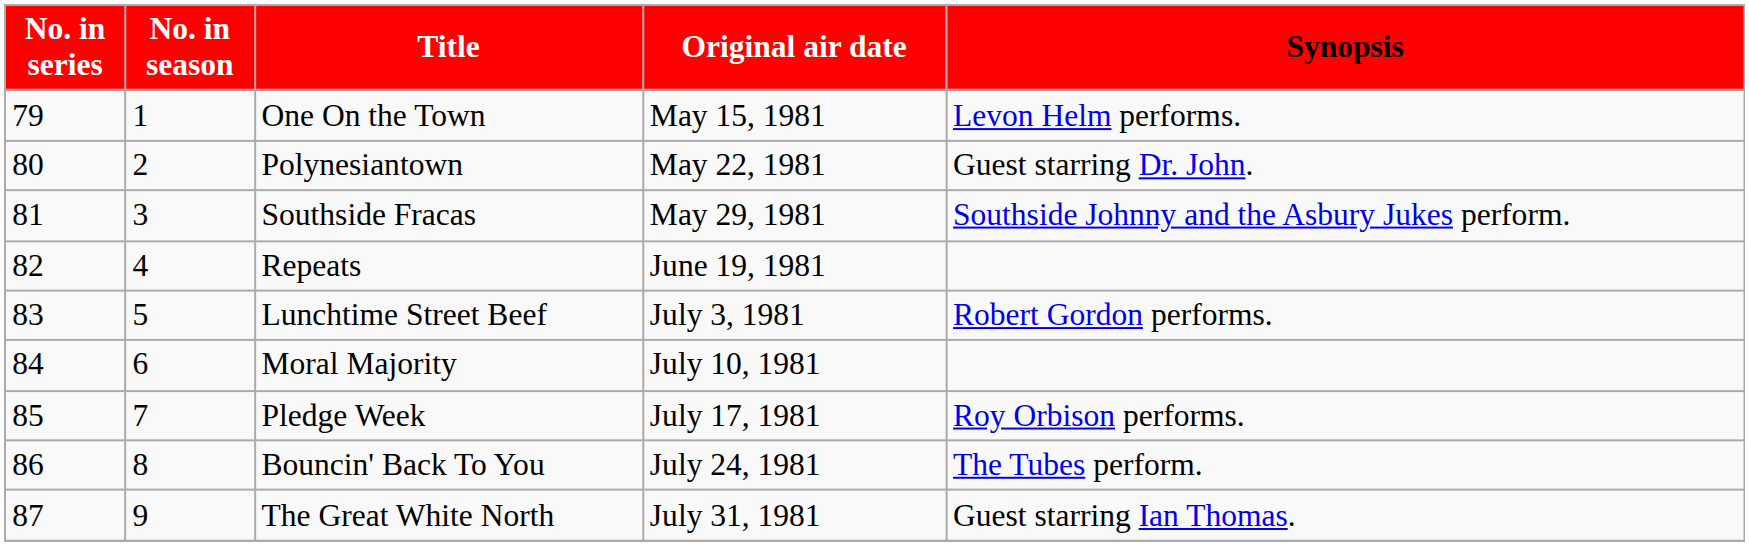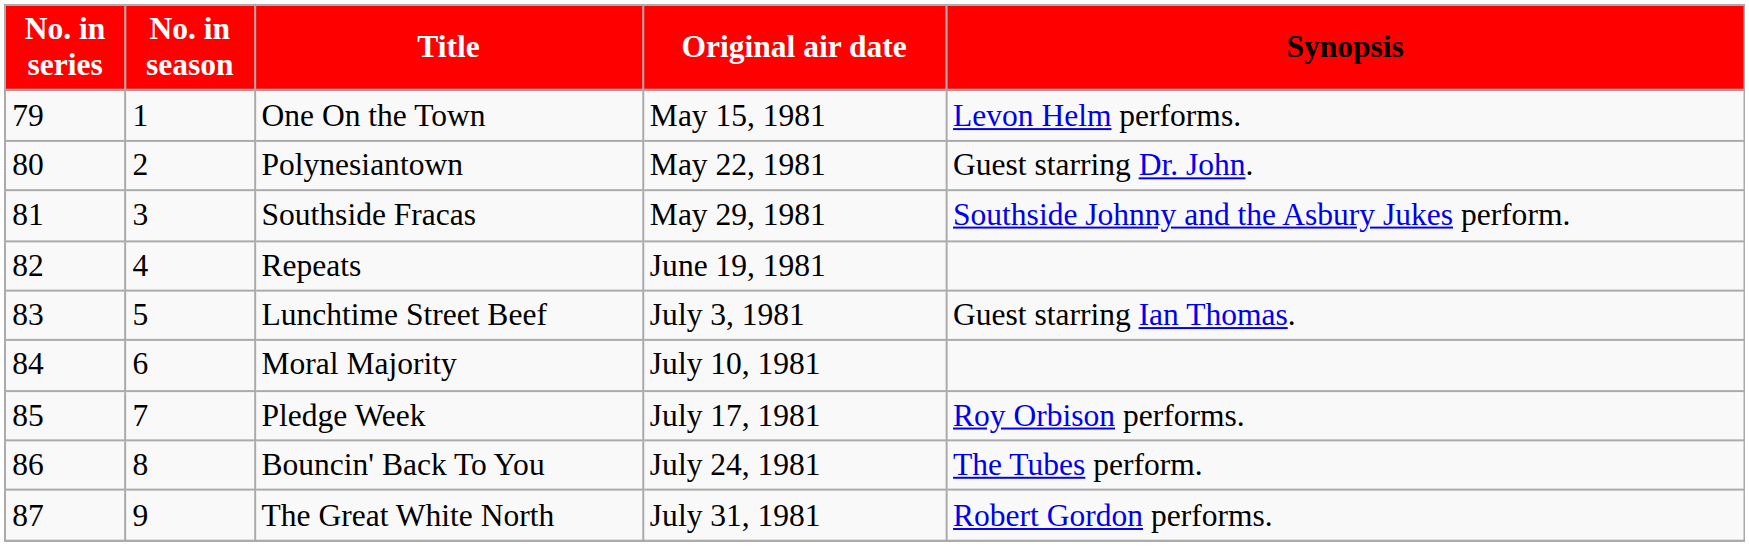(1113, 314) Robert Gordon performs. -> (1124, 314) Guest starring Ian Thomas.
(1124, 514) Guest starring Ian Thomas. -> (1113, 514) Robert Gordon performs.
